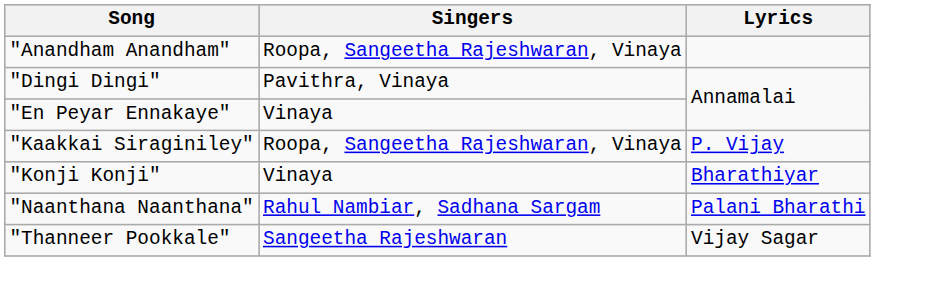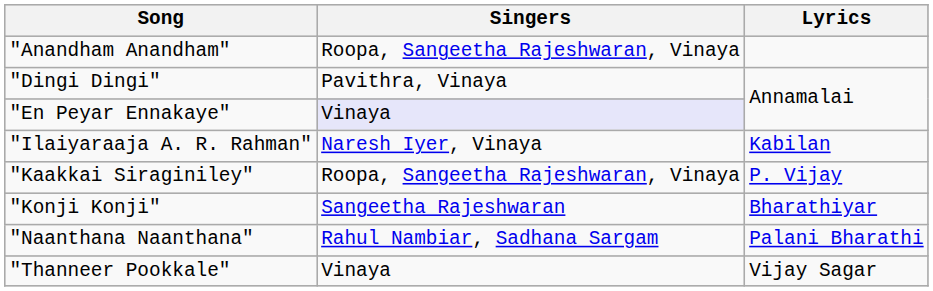(298, 115) no background -> (356, 115) lavender background
+ row: (161, 146)
(298, 177) Vinaya -> (443, 209) Sangeetha Rajeshwaran
(385, 240) Sangeetha Rajeshwaran -> (356, 271) Vinaya
